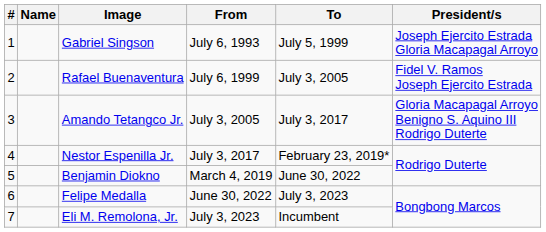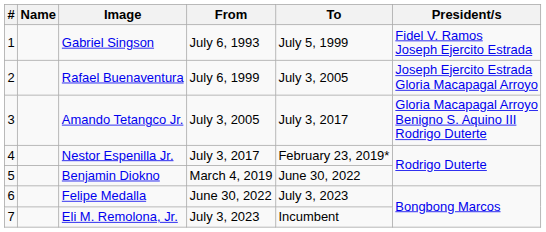(467, 42) Joseph Ejercito Estrada Gloria Macapagal Arroyo -> (464, 42) Fidel V. Ramos Joseph Ejercito Estrada
(464, 77) Fidel V. Ramos Joseph Ejercito Estrada -> (467, 77) Joseph Ejercito Estrada Gloria Macapagal Arroyo
